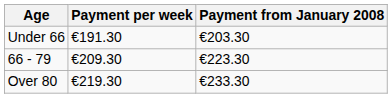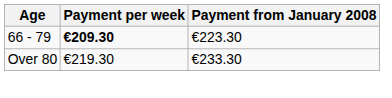- row: (36, 37)
(96, 59) normal -> (89, 37) bold
